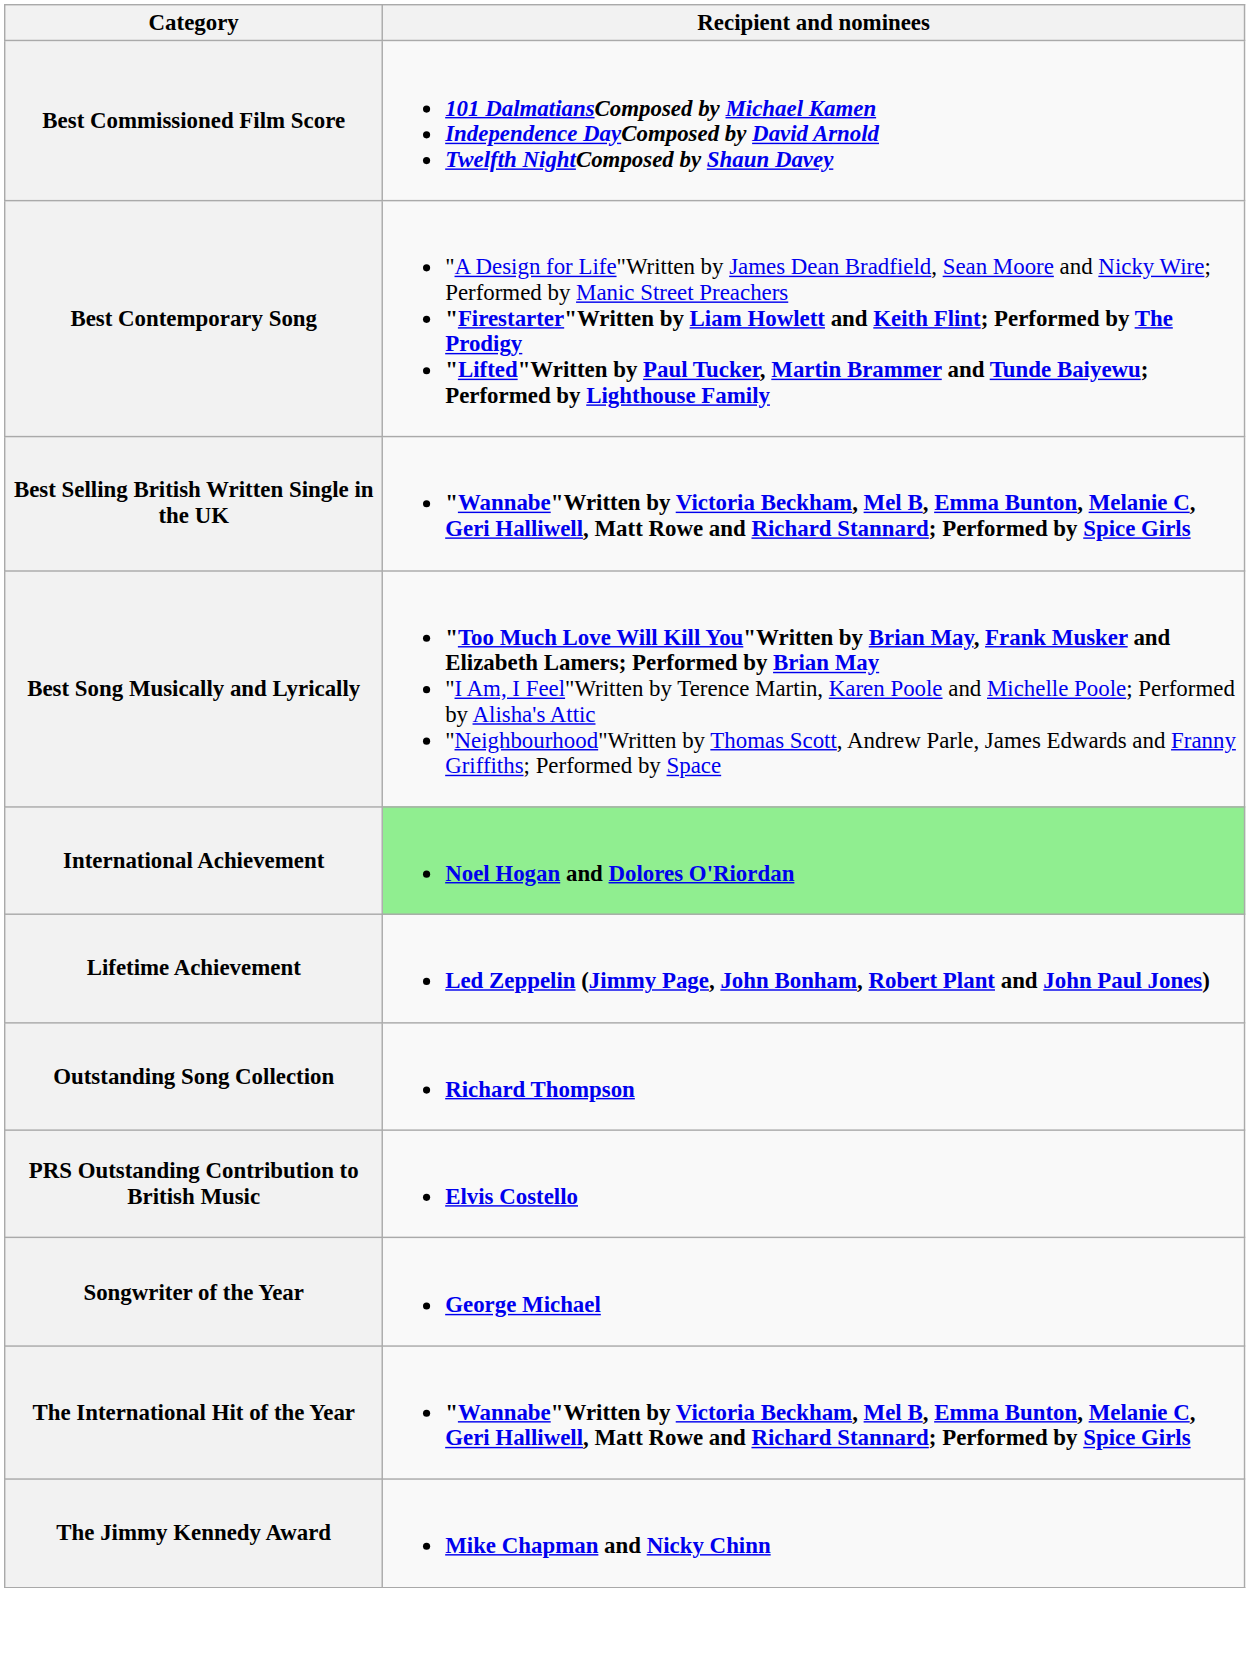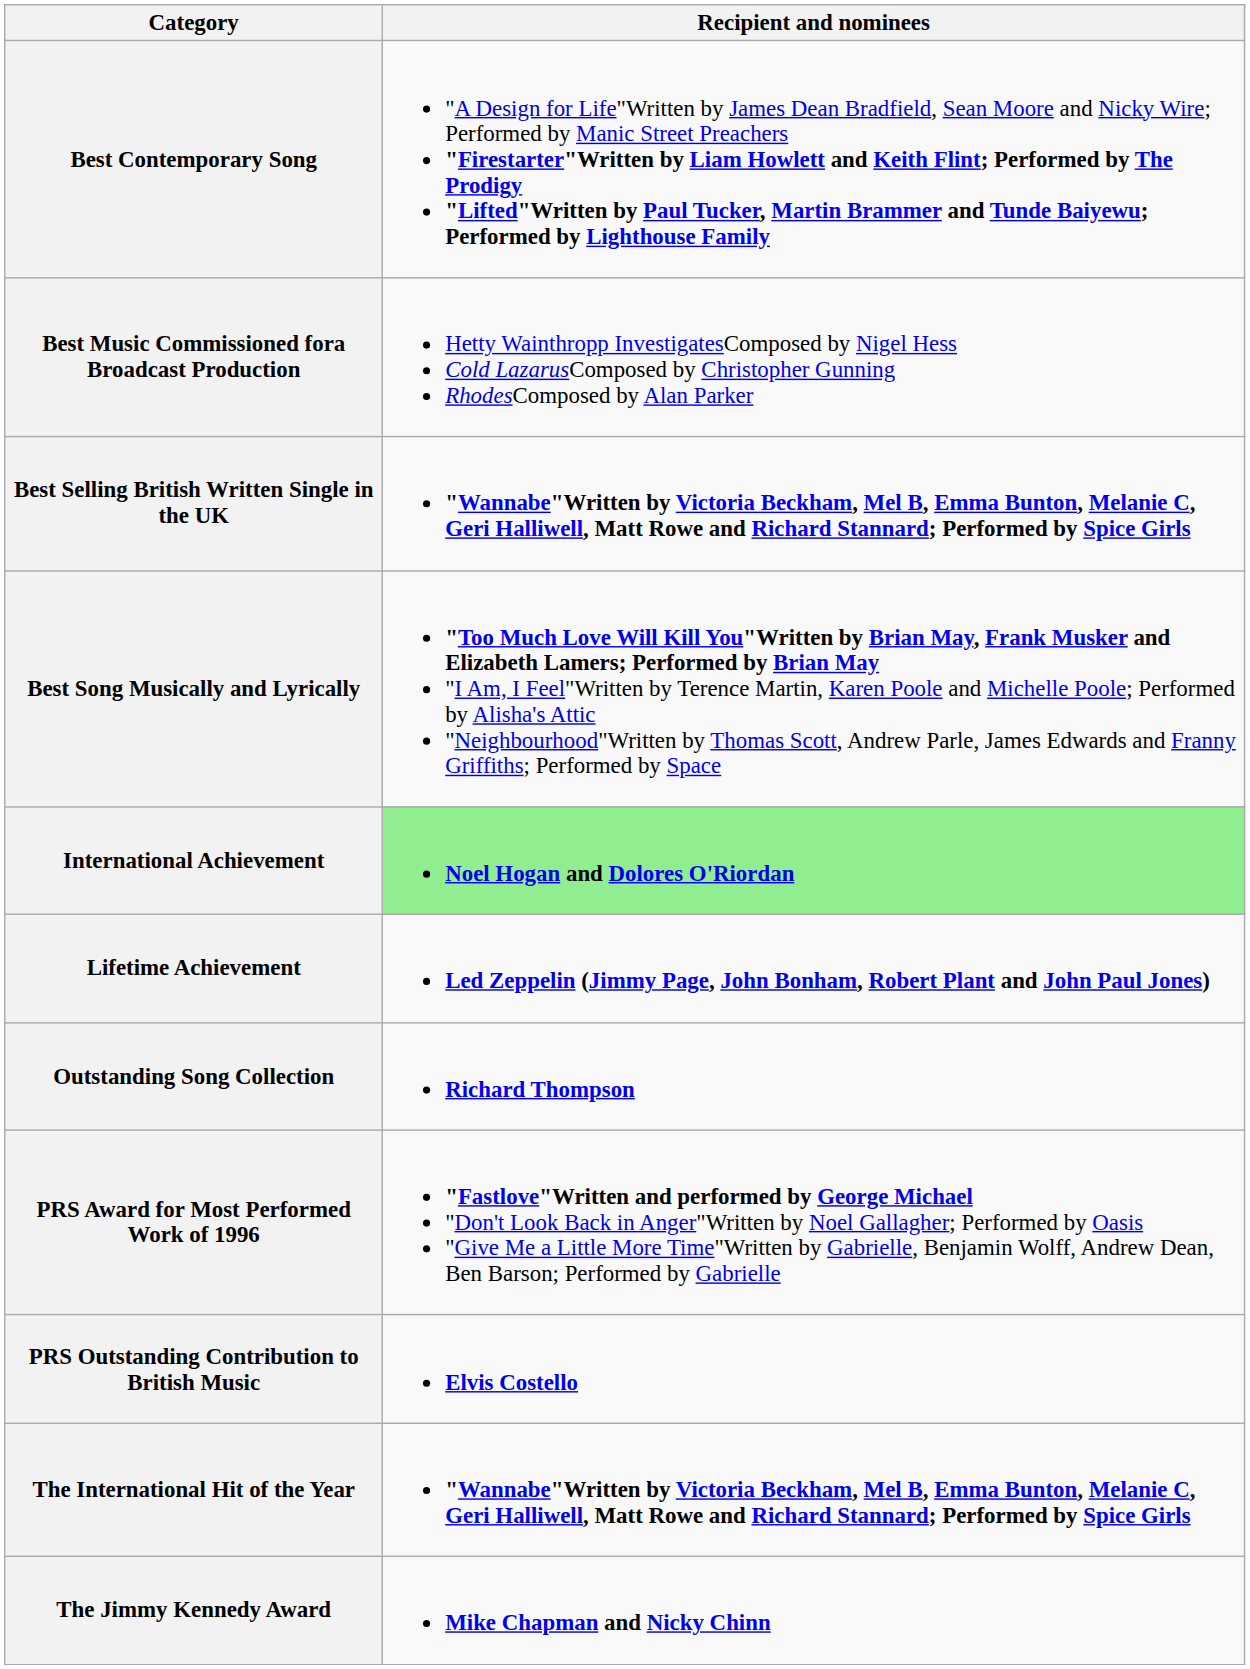- row: (194, 120)
+ row: (194, 356)
+ row: (194, 1222)
- row: (194, 1291)
